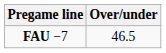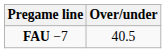(123, 36) 46.5 -> (123, 36) 40.5
